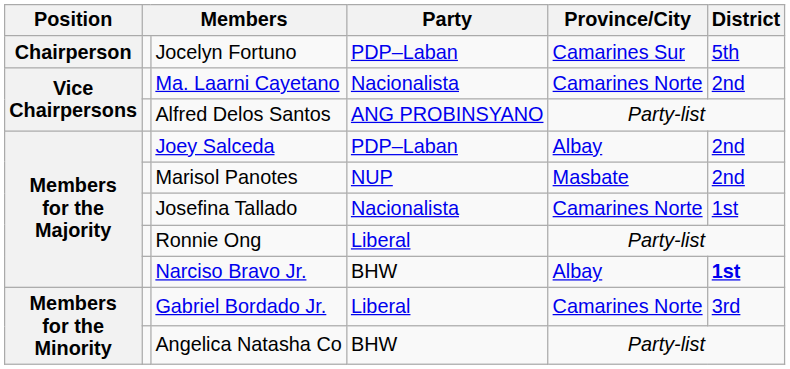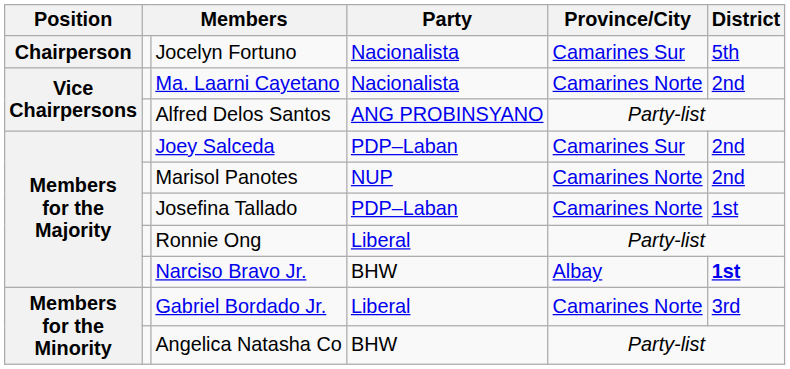(404, 51) PDP–Laban -> (405, 51) Nacionalista
(577, 146) Albay -> (619, 146) Camarines Sur
(591, 177) Masbate -> (628, 177) Camarines Norte
(405, 209) Nacionalista -> (404, 209) PDP–Laban
